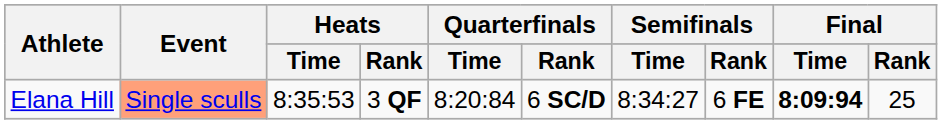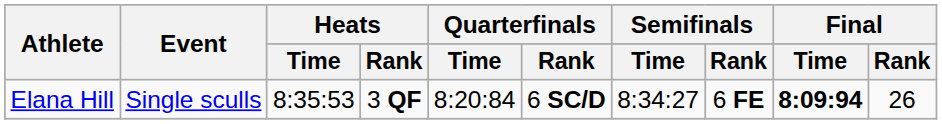(193, 100) lightsalmon background -> (193, 100) no background
(902, 100) 25 -> (902, 100) 26
